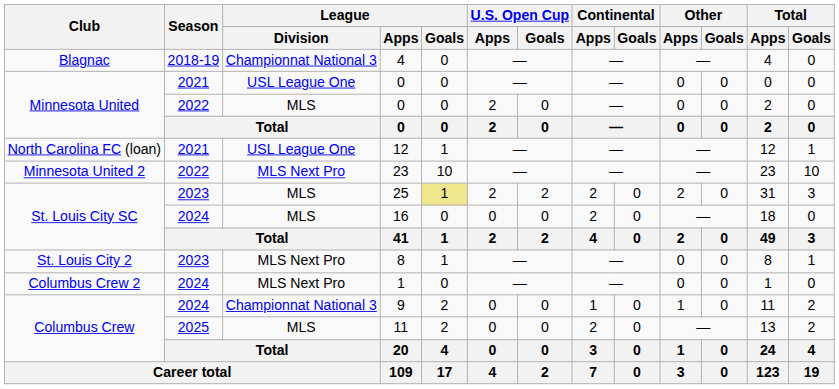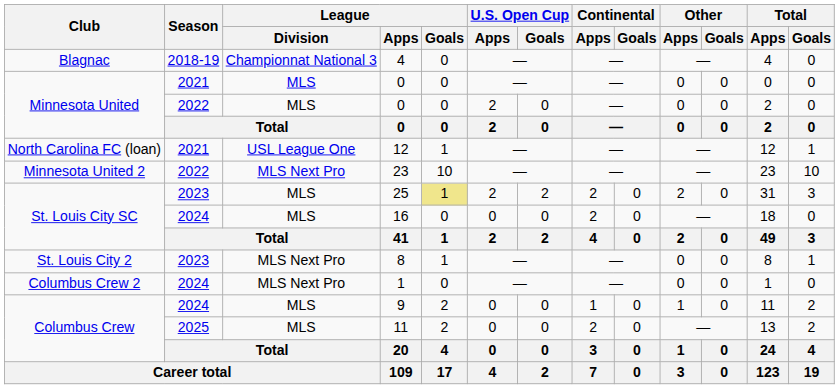(301, 82) USL League One -> (301, 82) MLS
(301, 305) Championnat National 3 -> (301, 305) MLS
